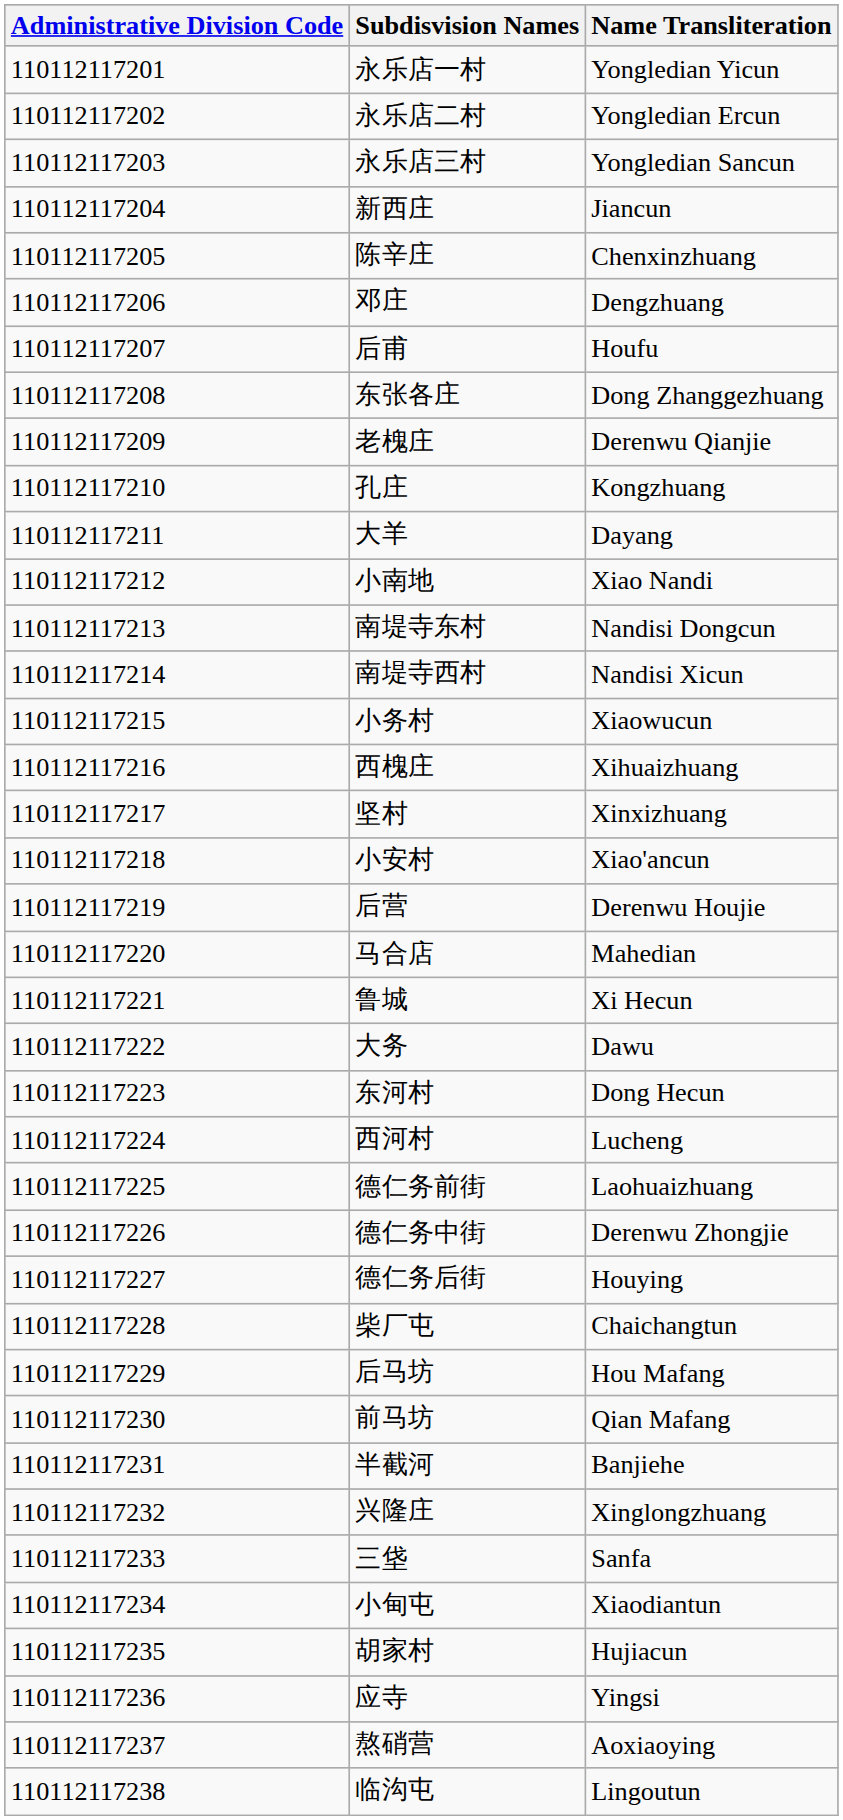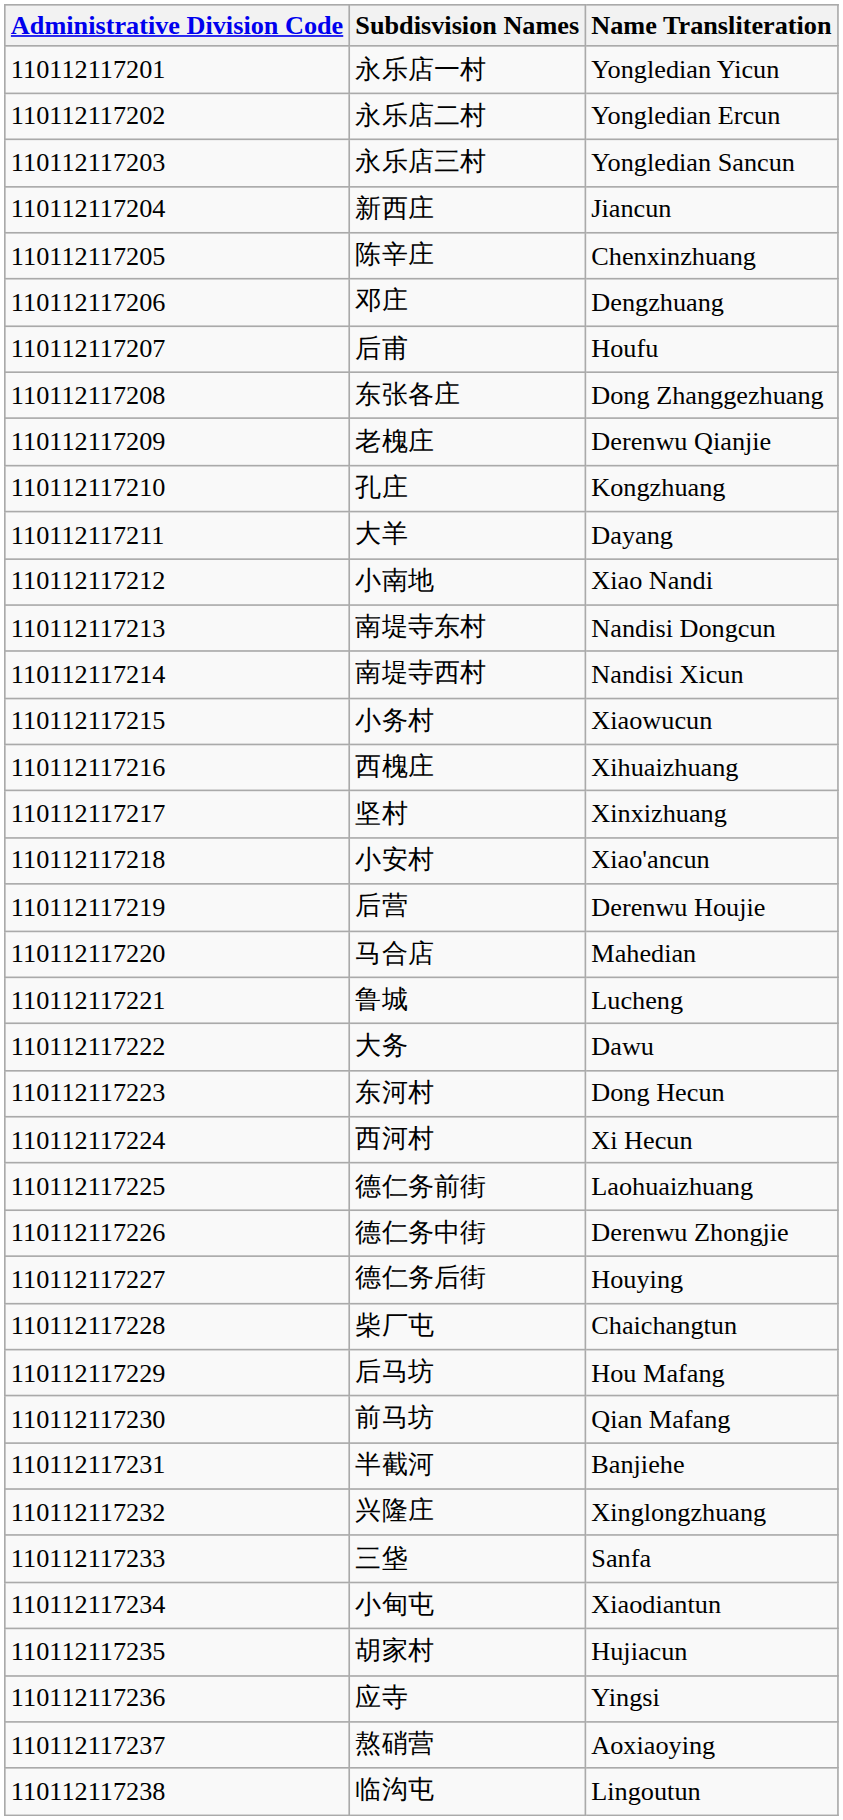(642, 1000) Xi Hecun -> (637, 1000) Lucheng
(637, 1139) Lucheng -> (642, 1139) Xi Hecun
